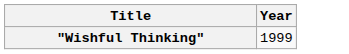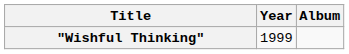+ column: (320, 16)
